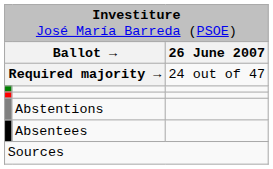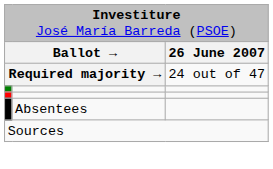- row: (8, 109)
